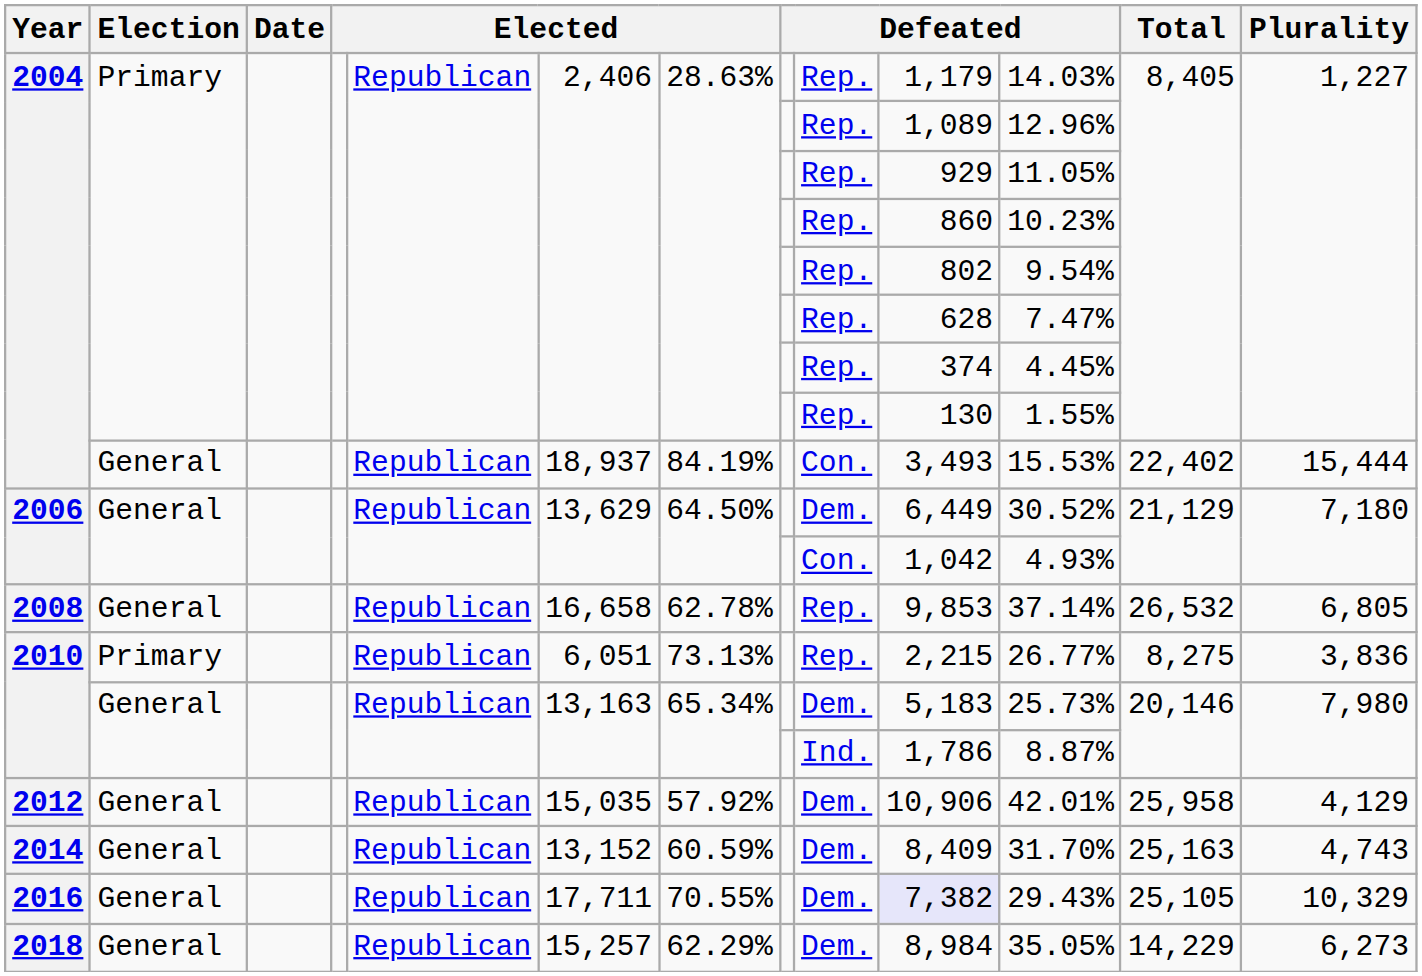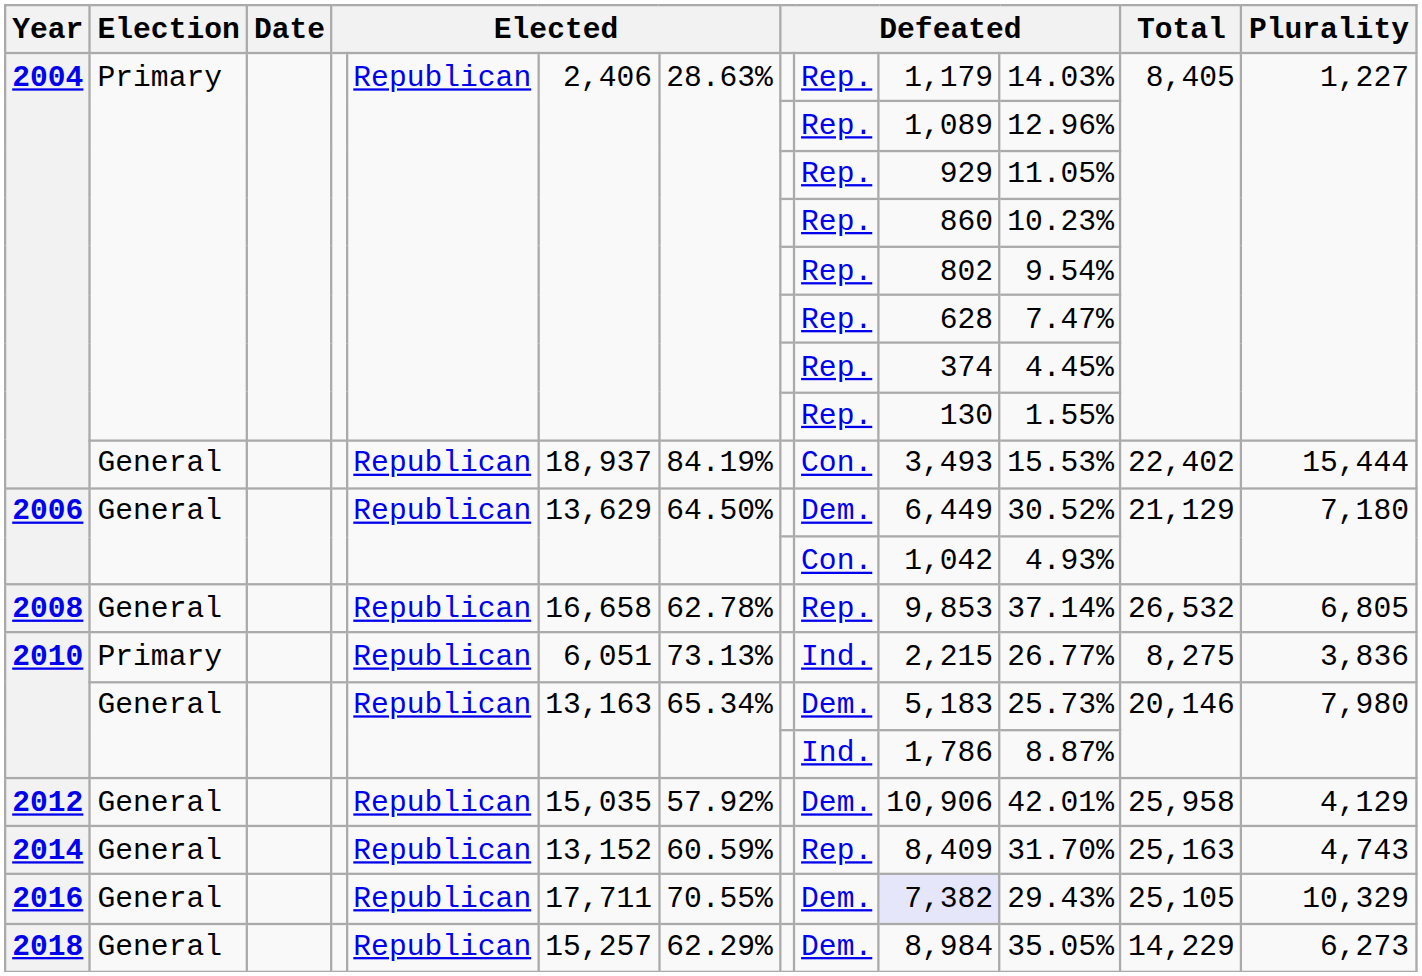(837, 657) Rep. -> (837, 657) Ind.
(837, 851) Dem. -> (837, 851) Rep.
